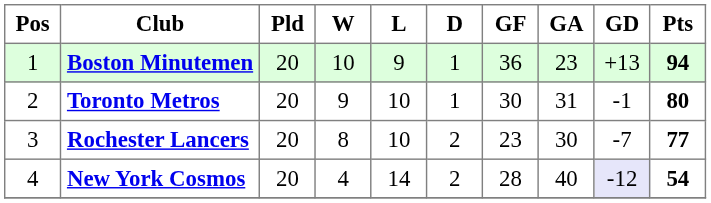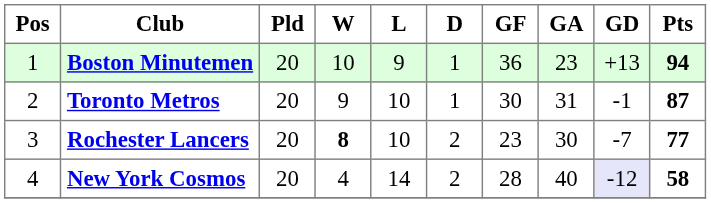(678, 101) 80 -> (678, 101) 87
(343, 139) normal -> (343, 139) bold
(678, 178) 54 -> (678, 178) 58
